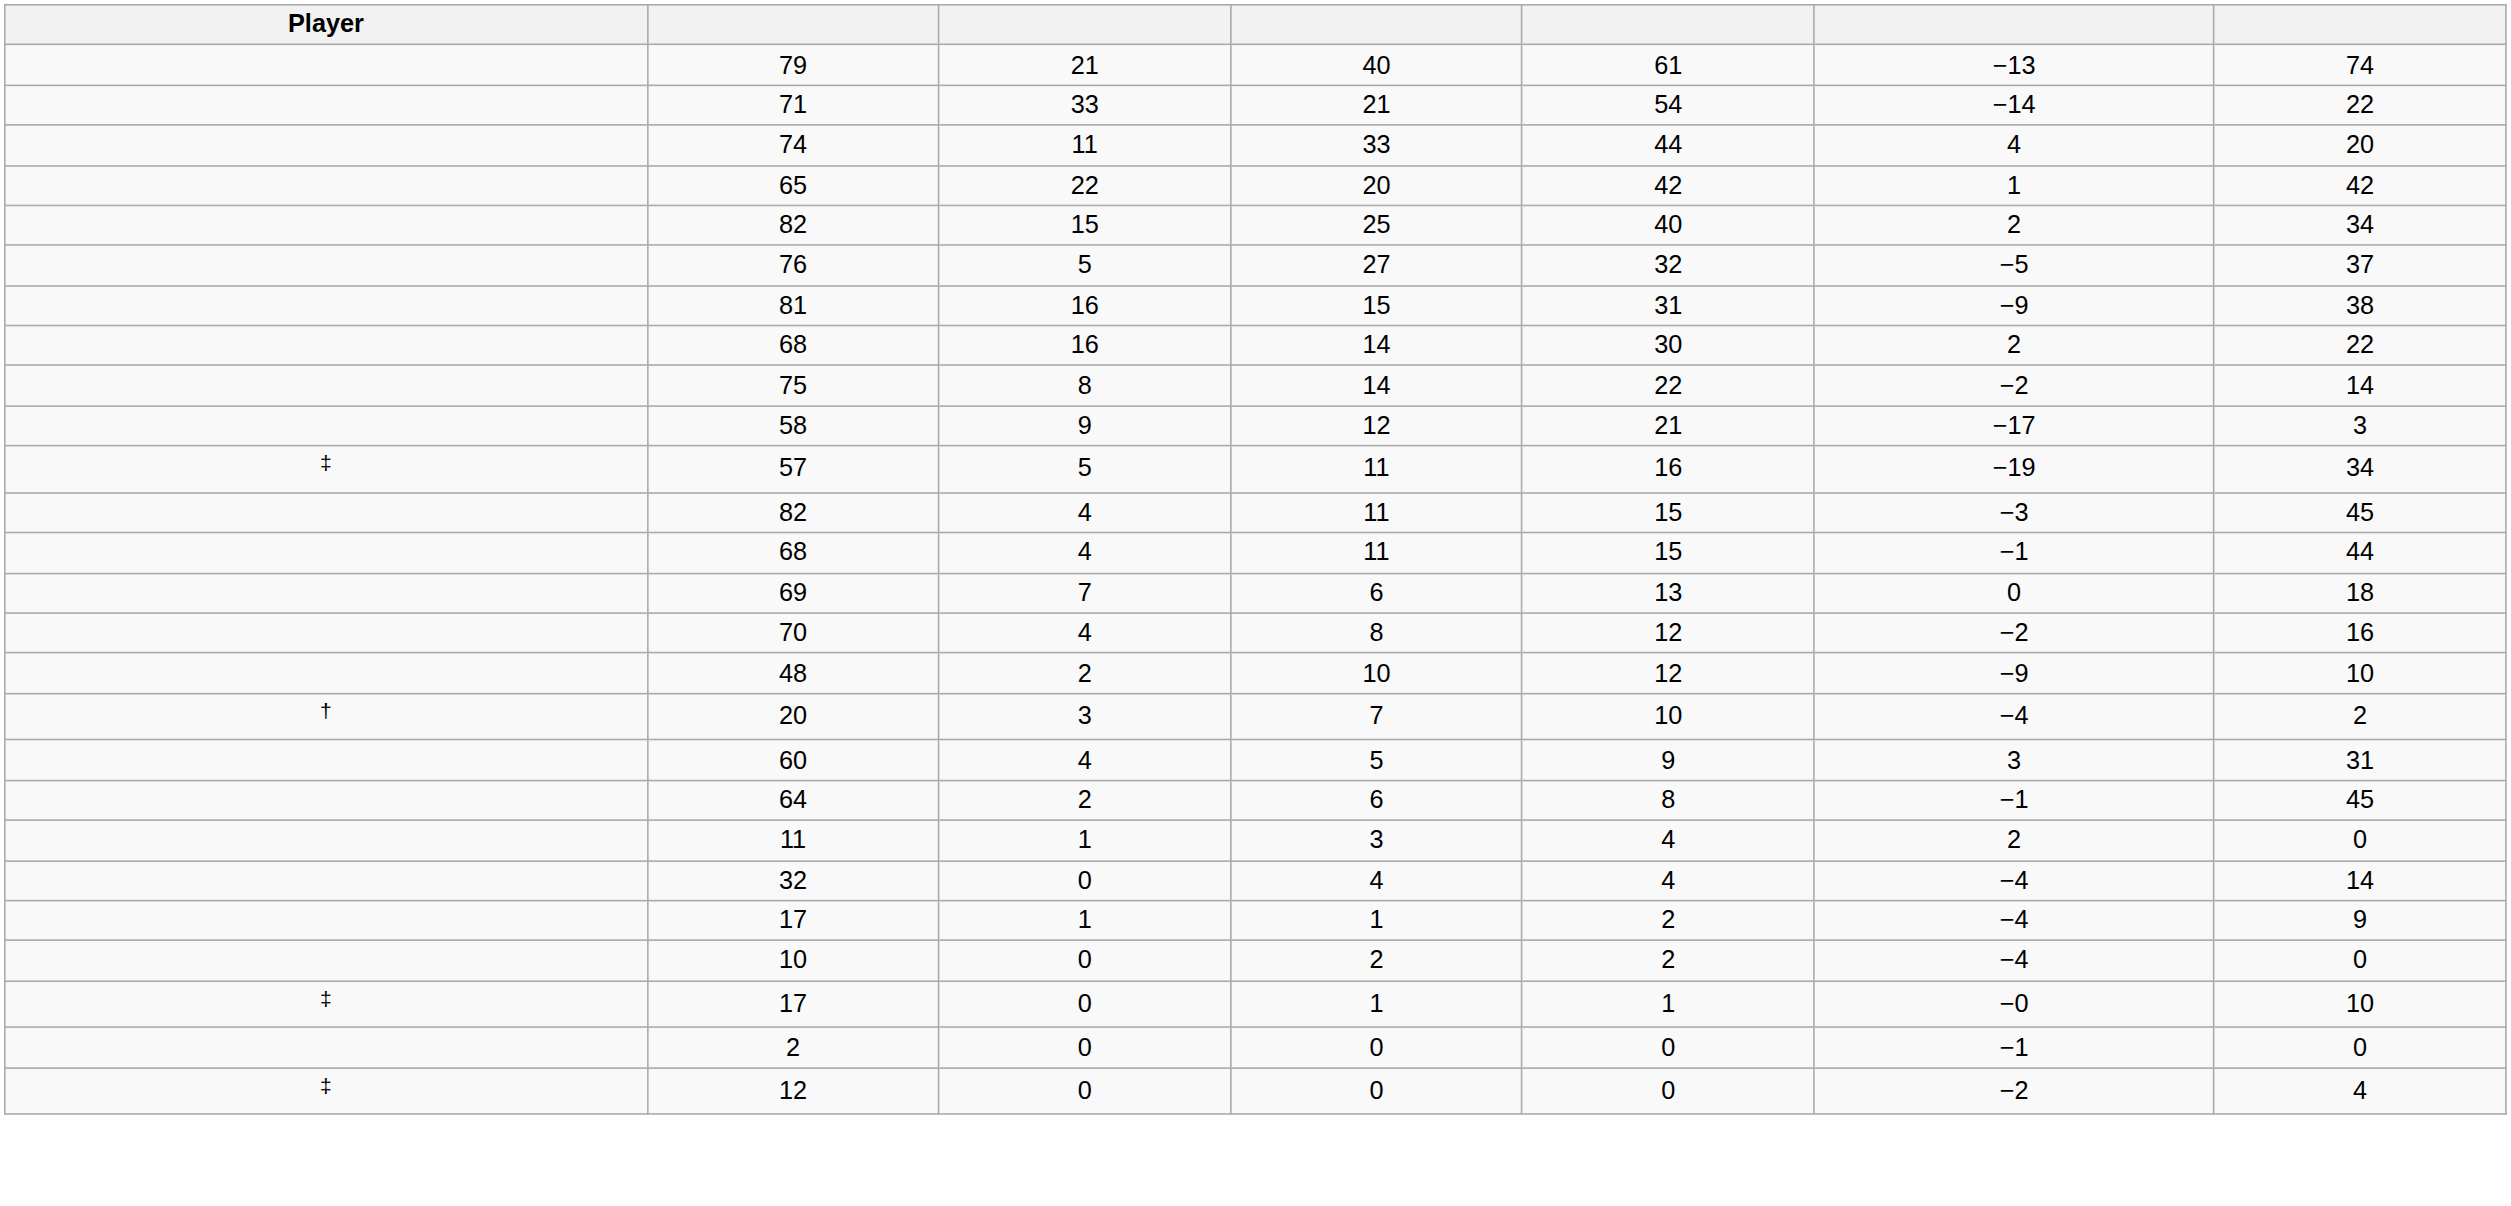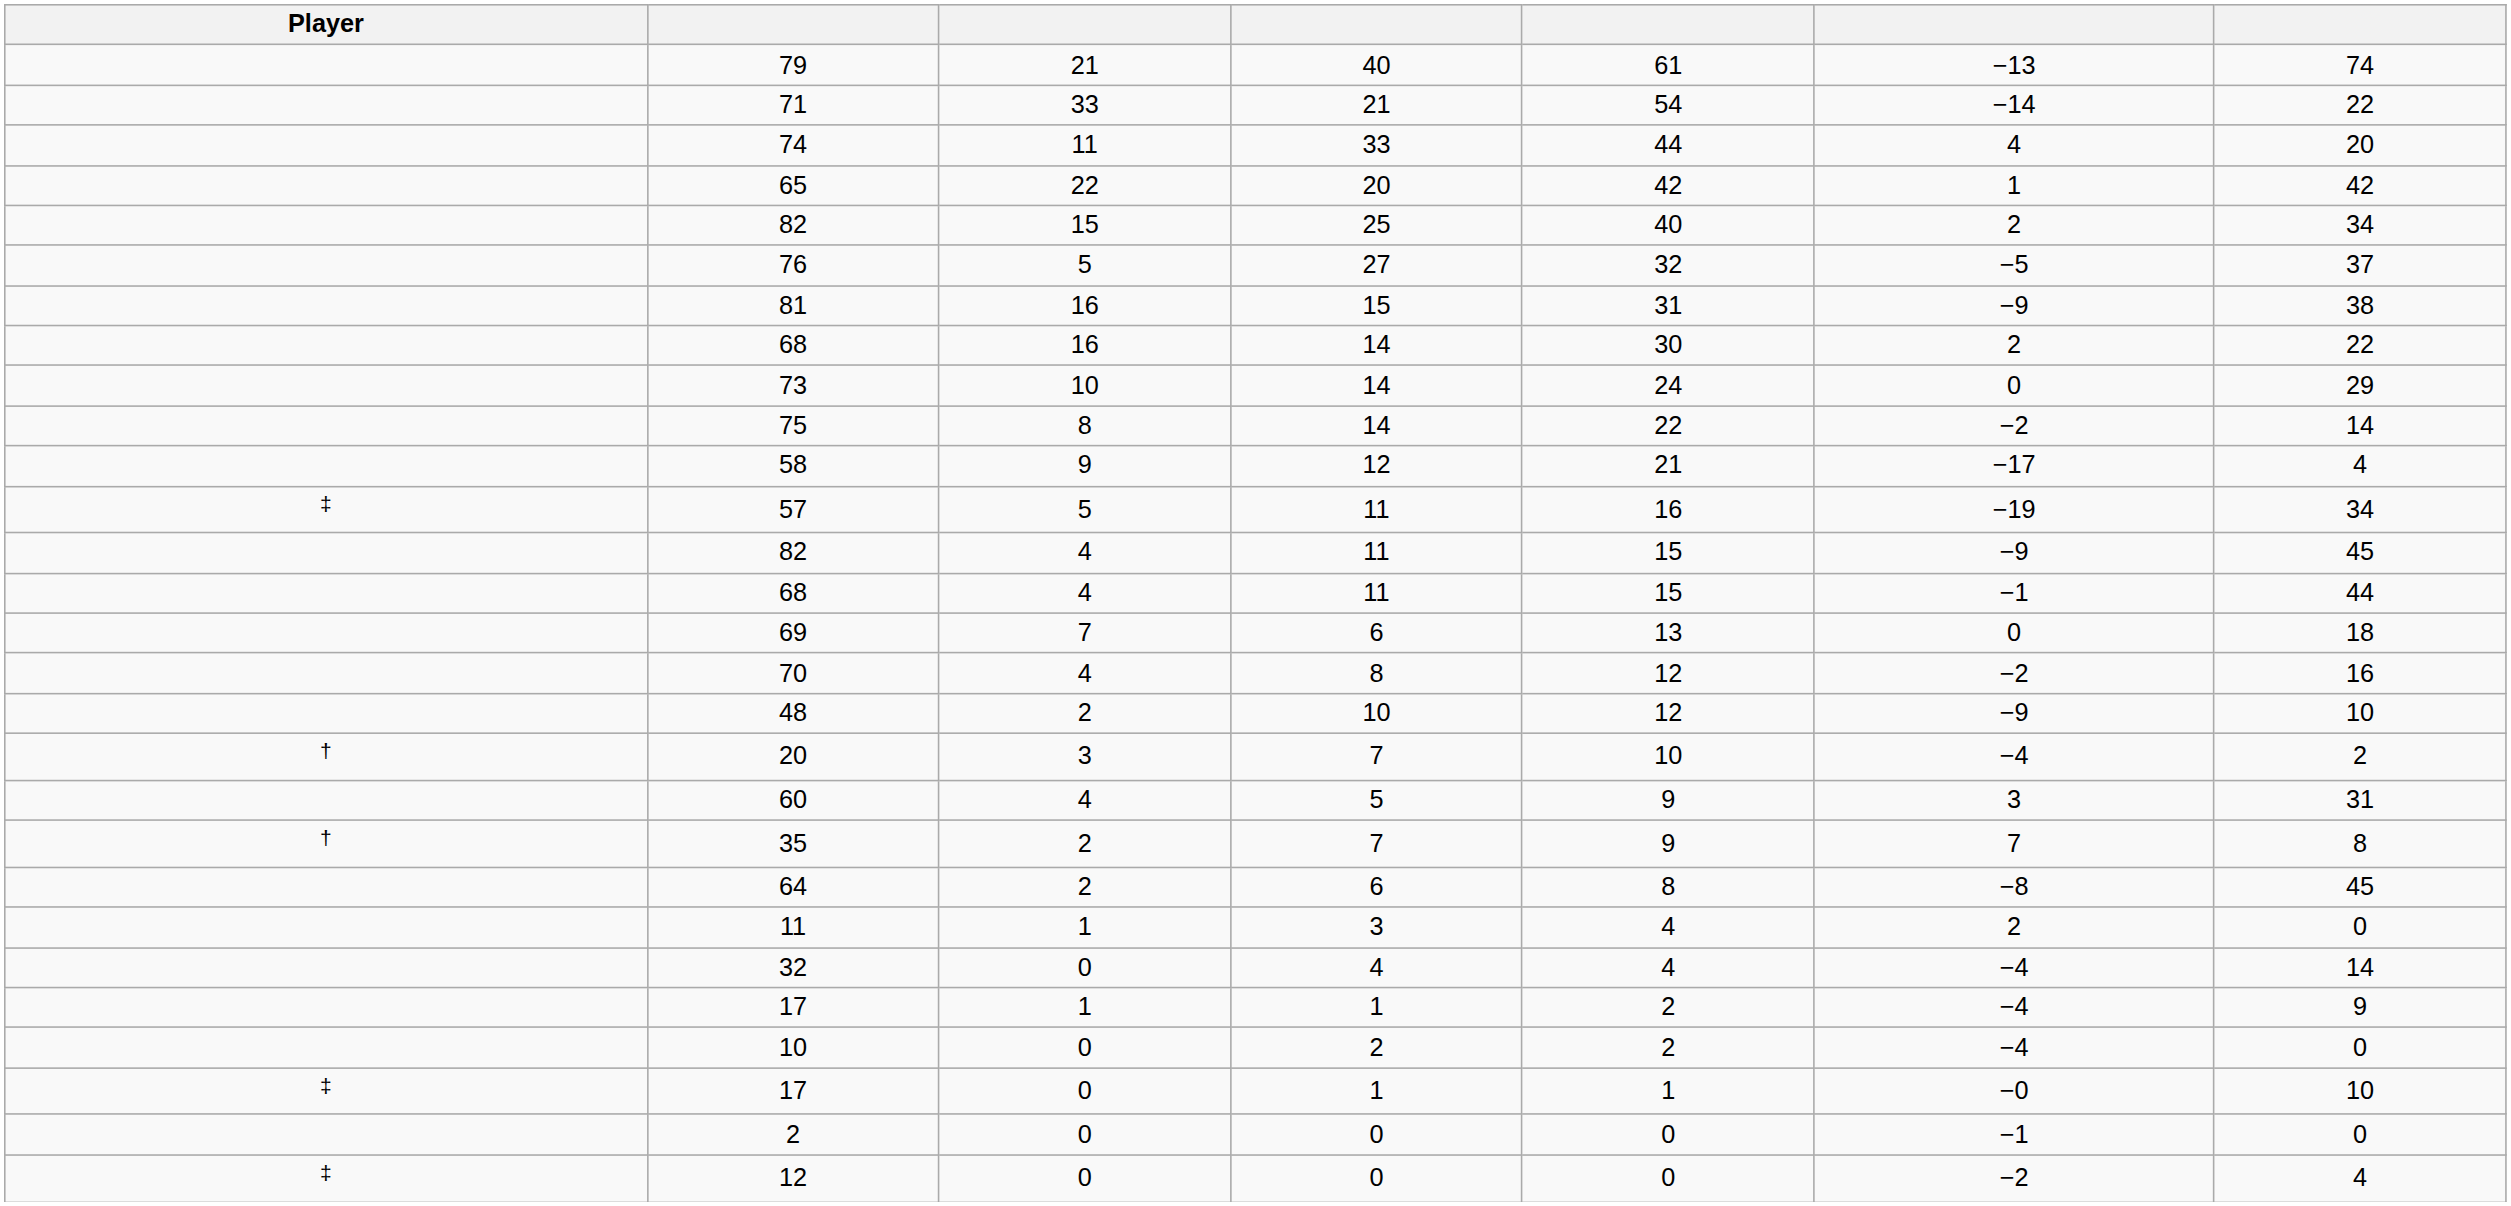+ row: (793, 385)
(2360, 425) 3 -> (2360, 465) 4
(2014, 512) −3 -> (2014, 552) −9
+ row: (793, 843)
(2014, 799) −1 -> (2014, 887) −8
